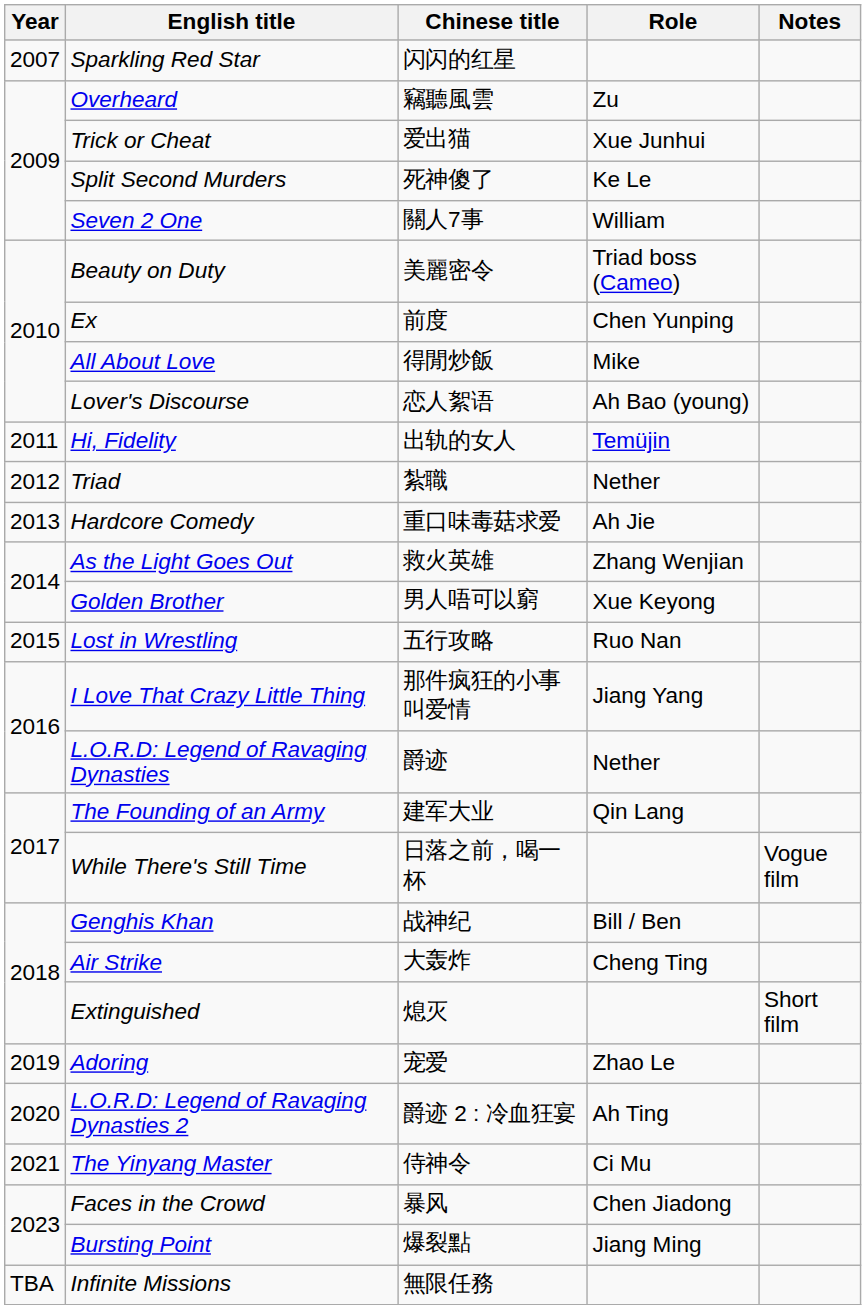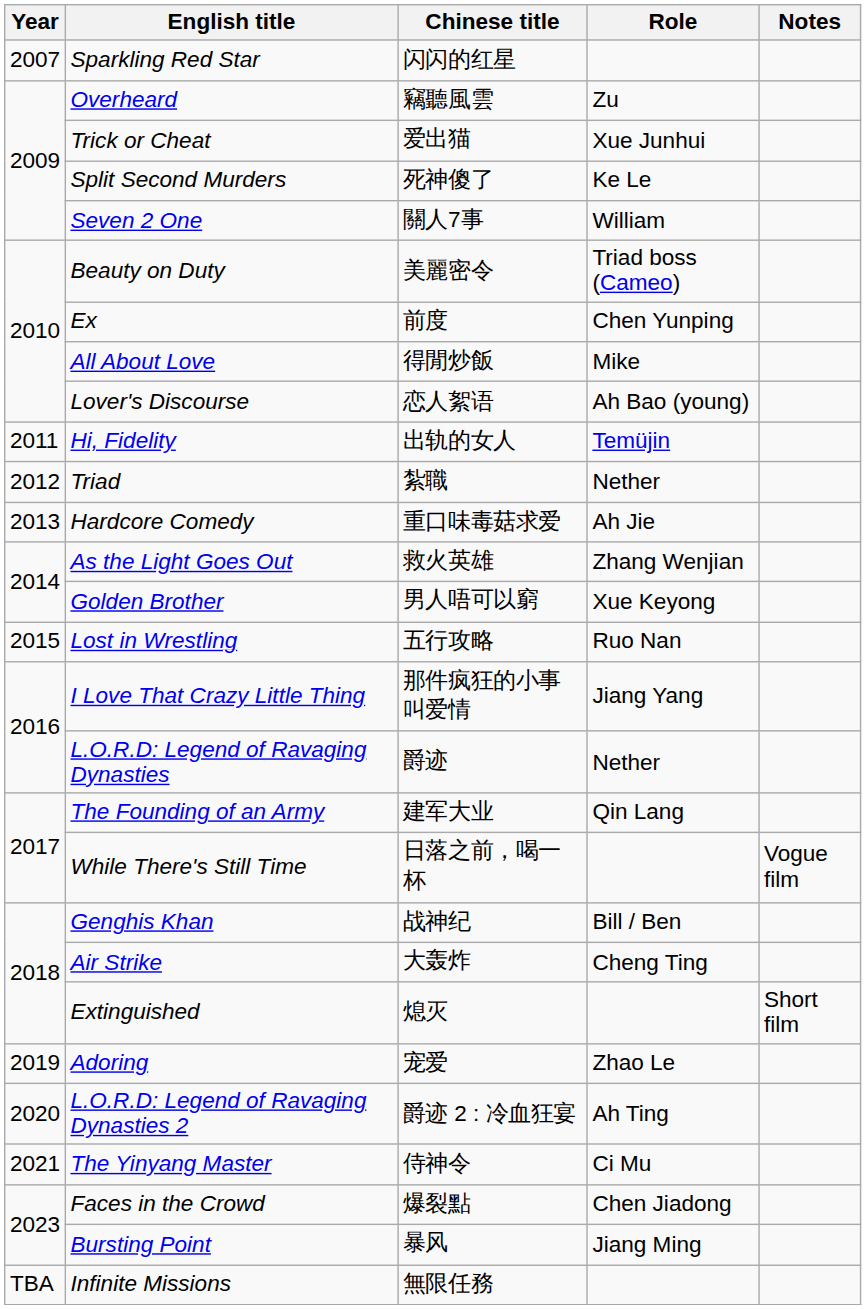(425, 1203) 暴风 -> (437, 1203) 爆裂點
(437, 1243) 爆裂點 -> (425, 1243) 暴风
